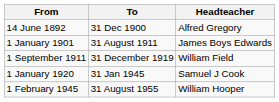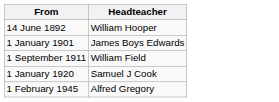- column: (132, 12)
(210, 27) Alfred Gregory -> (124, 27) William Hooper
(211, 89) William Hooper -> (122, 89) Alfred Gregory
